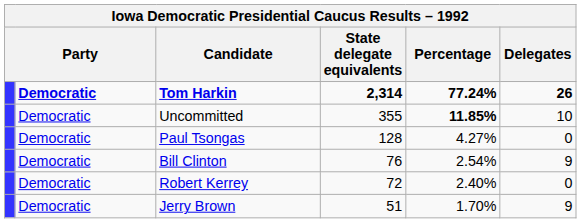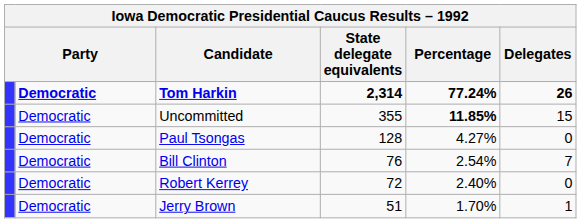(565, 116) 10 -> (565, 116) 15
(569, 161) 9 -> (569, 161) 7
(569, 206) 9 -> (569, 206) 1
